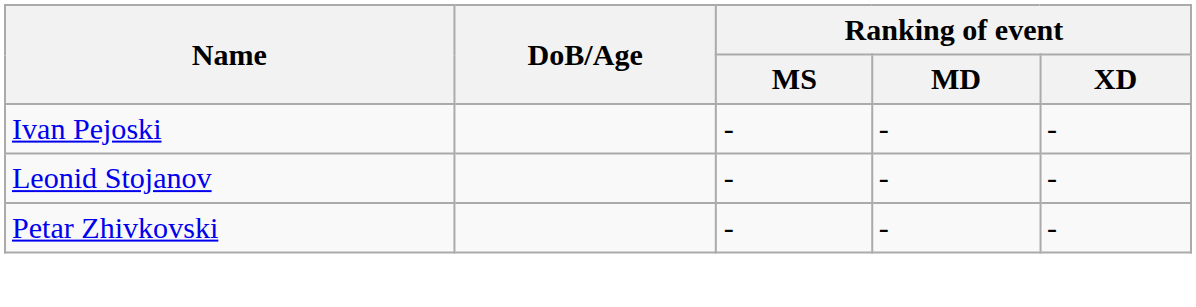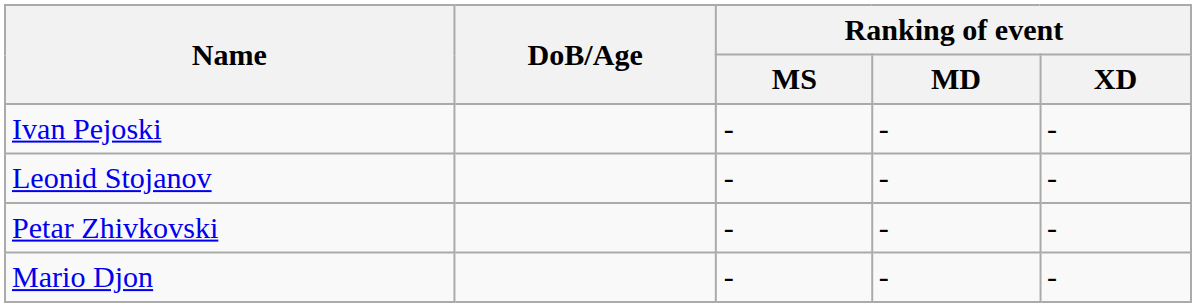+ row: (83, 277)
